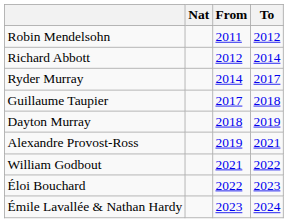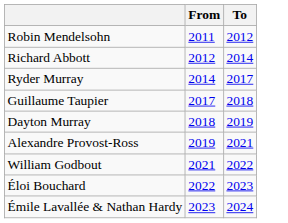- column: (199, 15)
